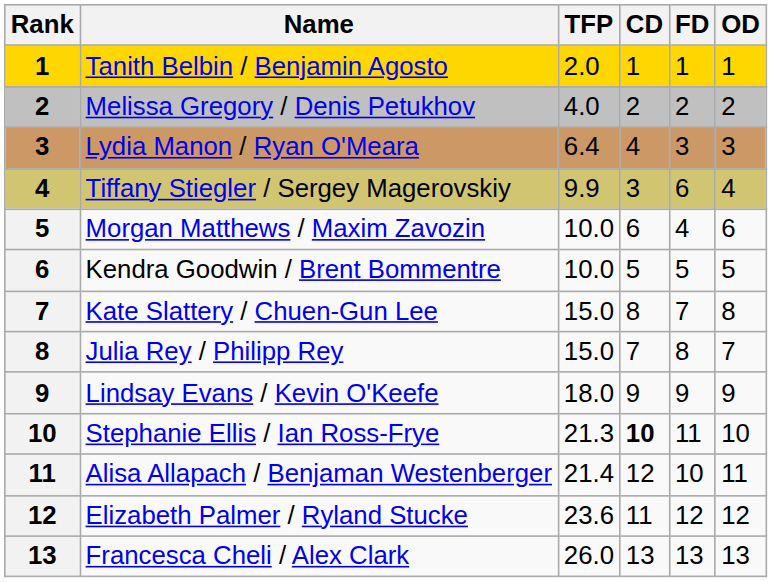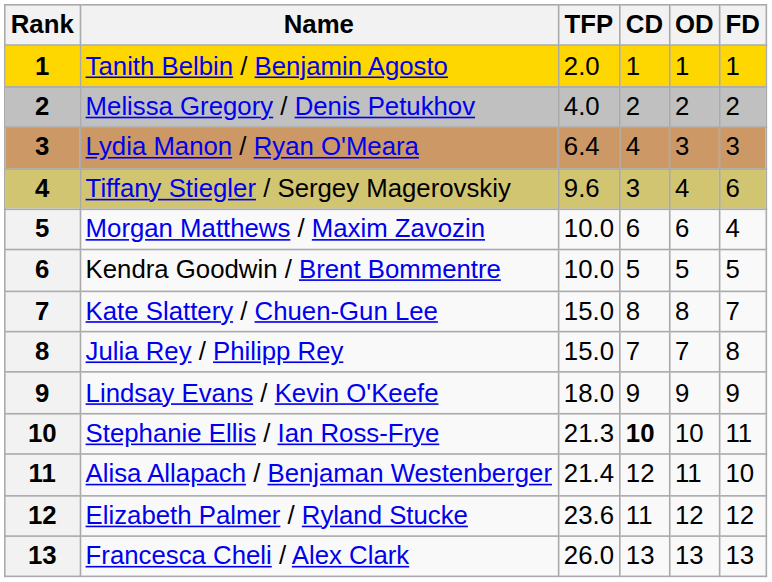columns swapped: (740, 24) <-> (692, 24)
(582, 188) 9.9 -> (582, 188) 9.6
